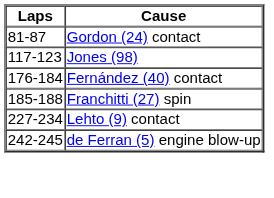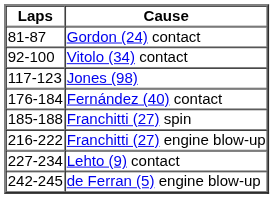+ row: (127, 57)
+ row: (166, 140)
